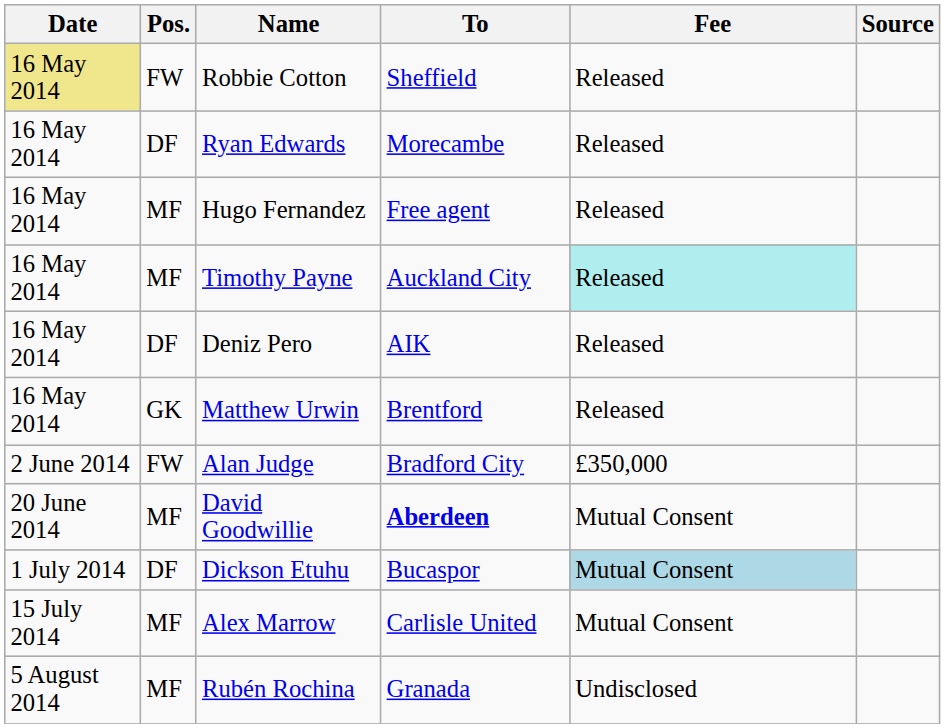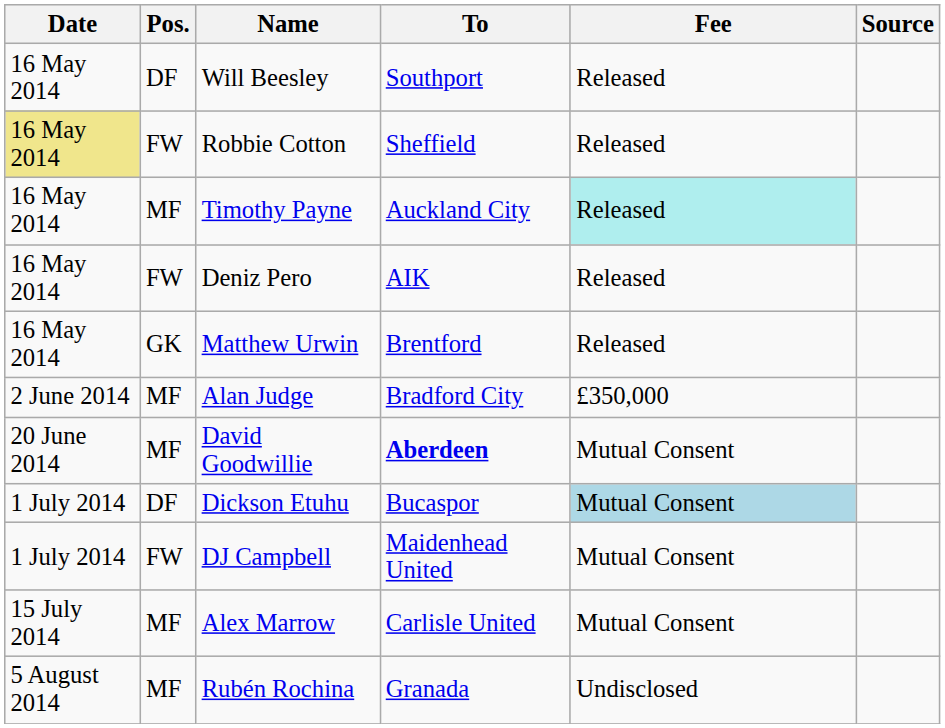+ row: (265, 76)
- row: (274, 143)
- row: (284, 210)
(162, 344) DF -> (164, 277) FW
(165, 463) FW -> (164, 397) MF
+ row: (266, 555)
